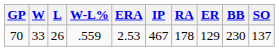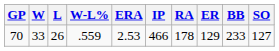(159, 35) 467 -> (159, 35) 466
(236, 35) 230 -> (236, 35) 233
(261, 35) 137 -> (261, 35) 127
